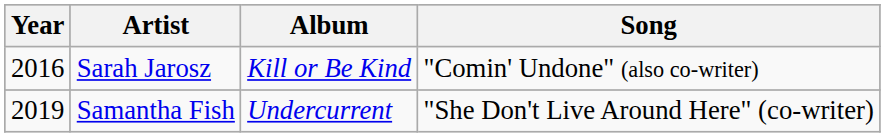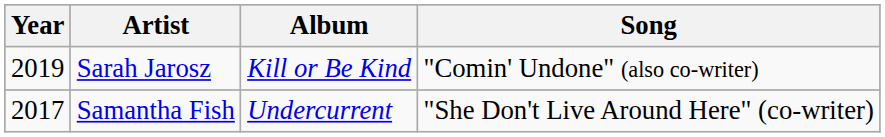(38, 68) 2016 -> (38, 68) 2019
(38, 110) 2019 -> (38, 110) 2017
